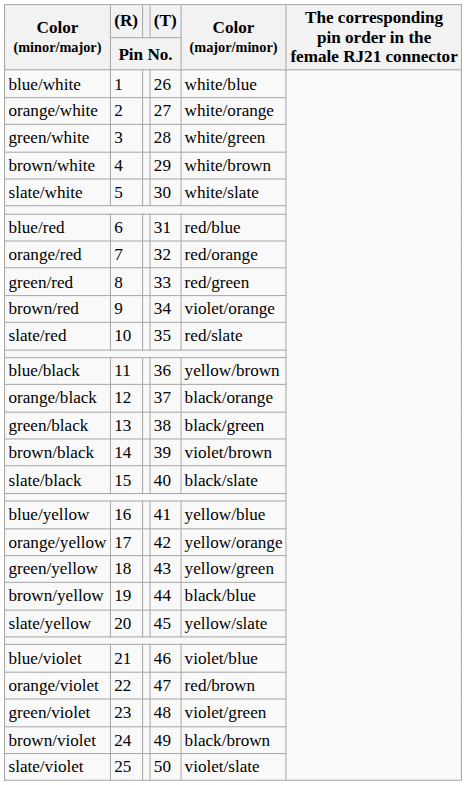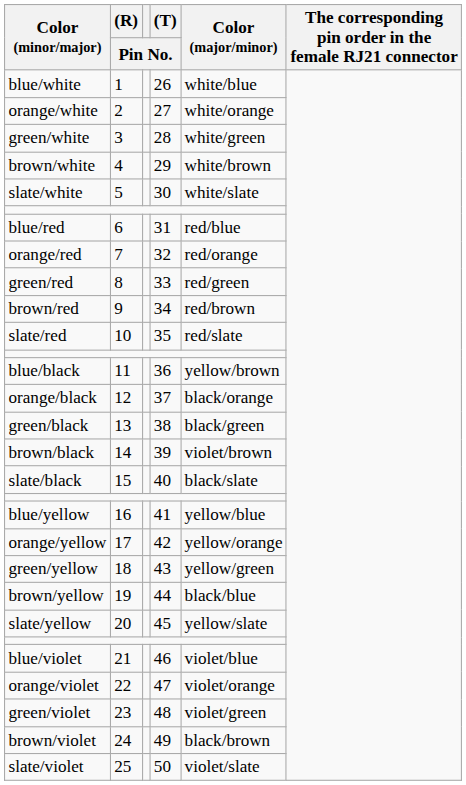(230, 308) violet/orange -> (220, 308) red/brown
(220, 685) red/brown -> (230, 685) violet/orange
